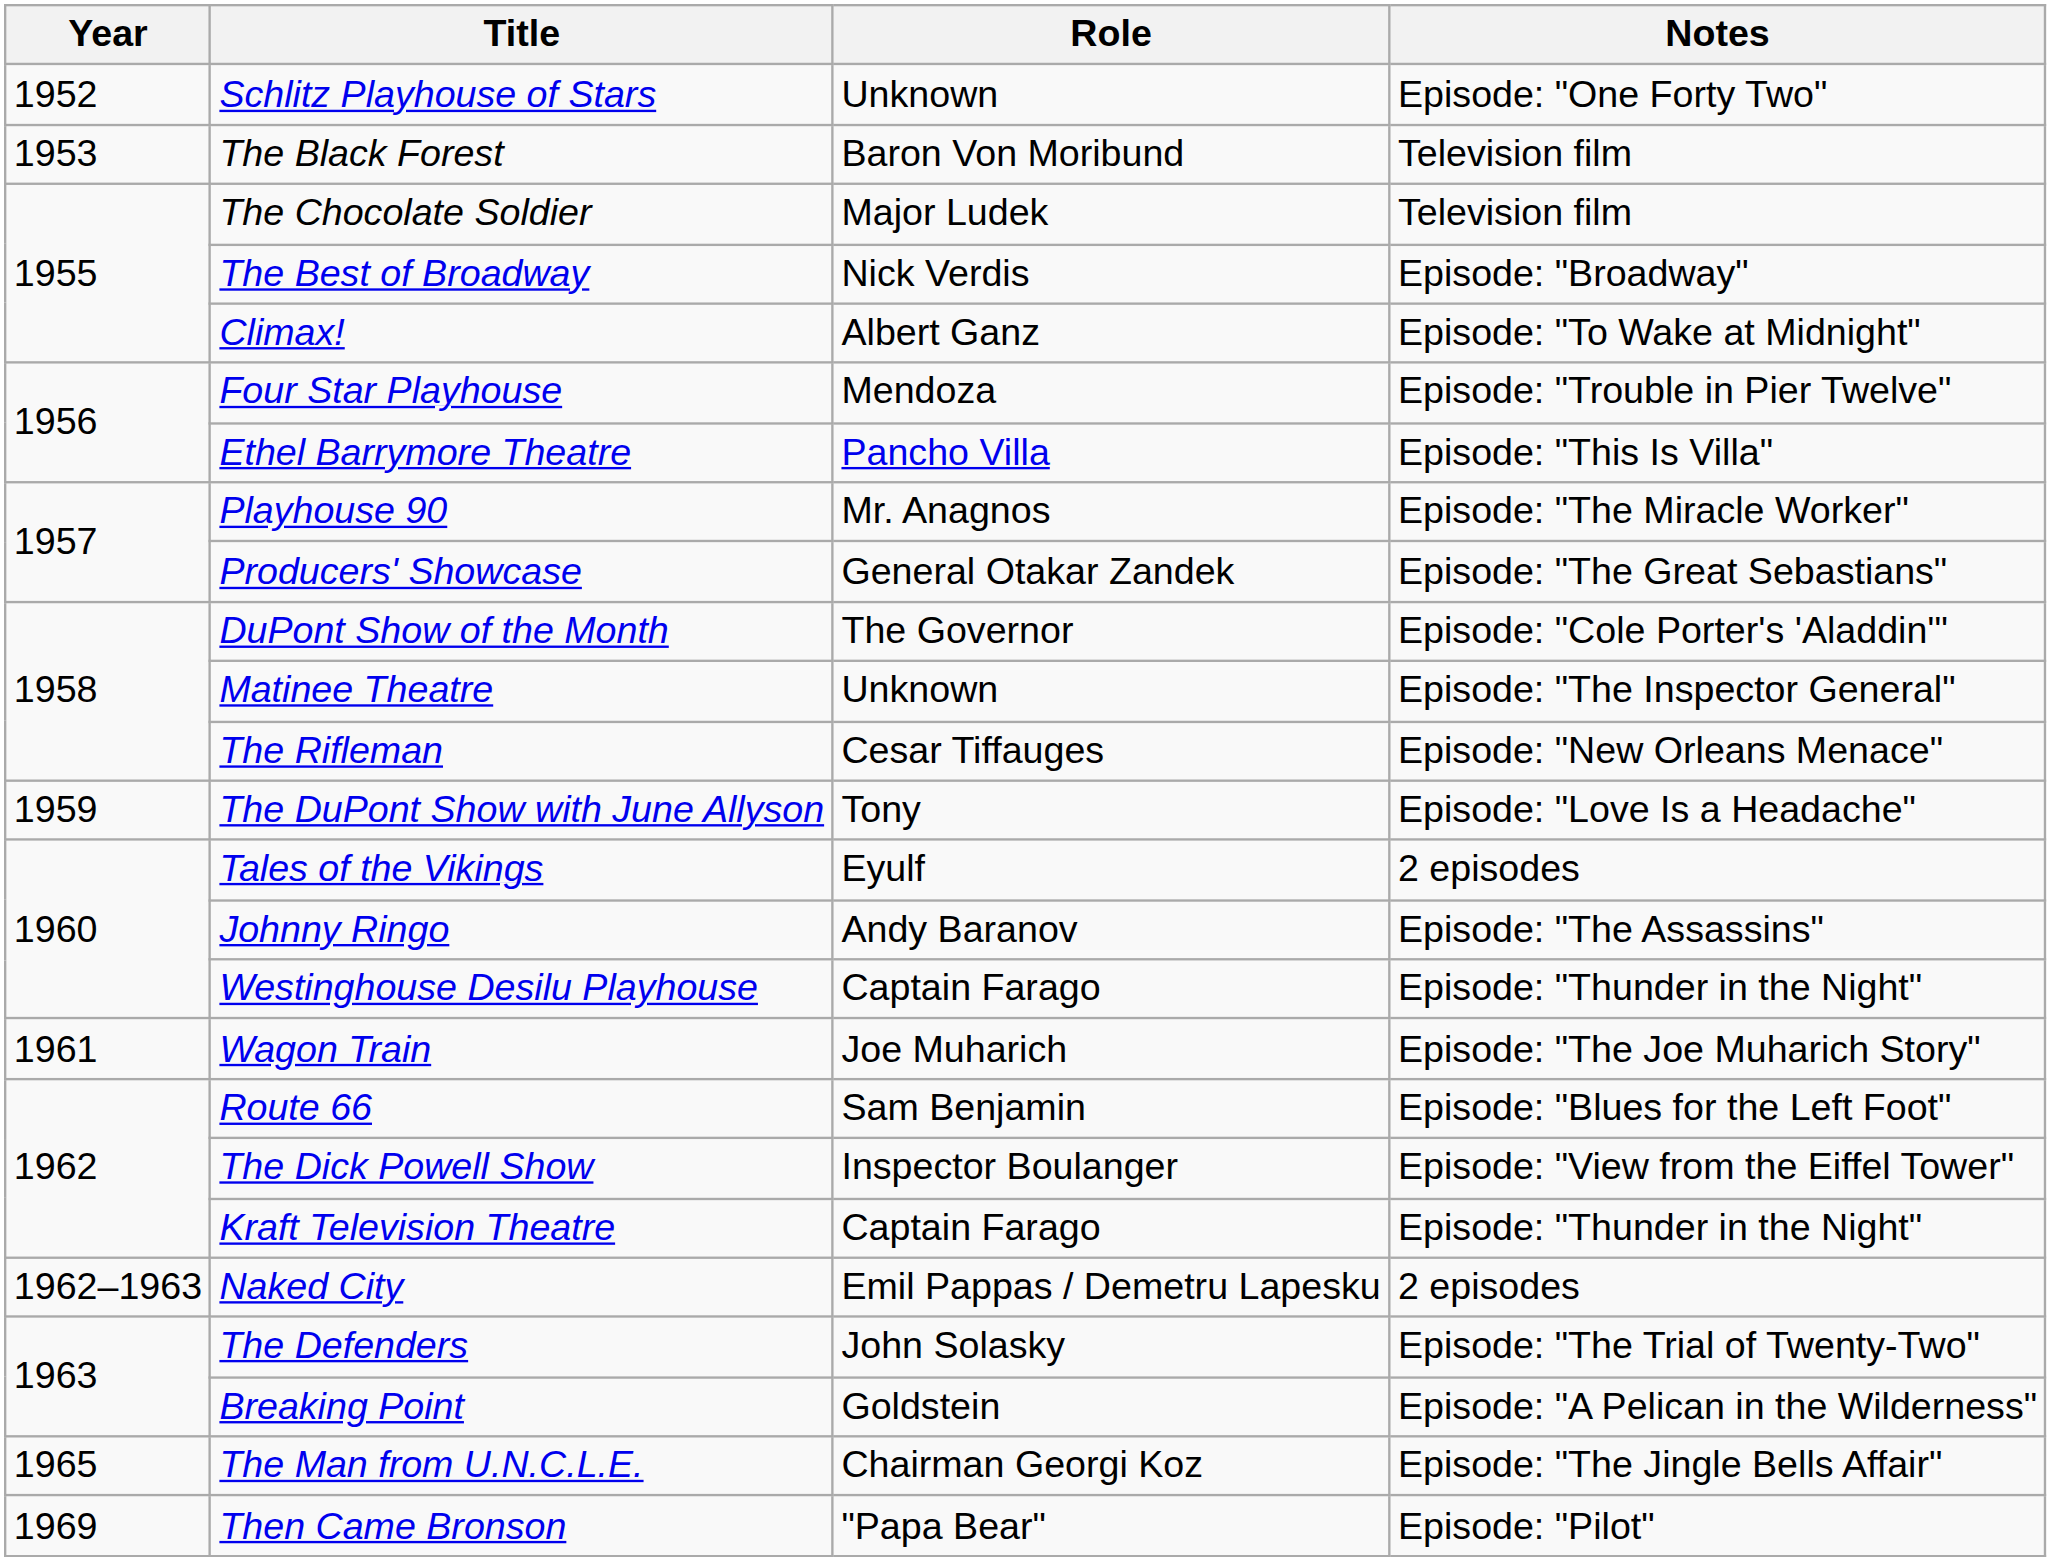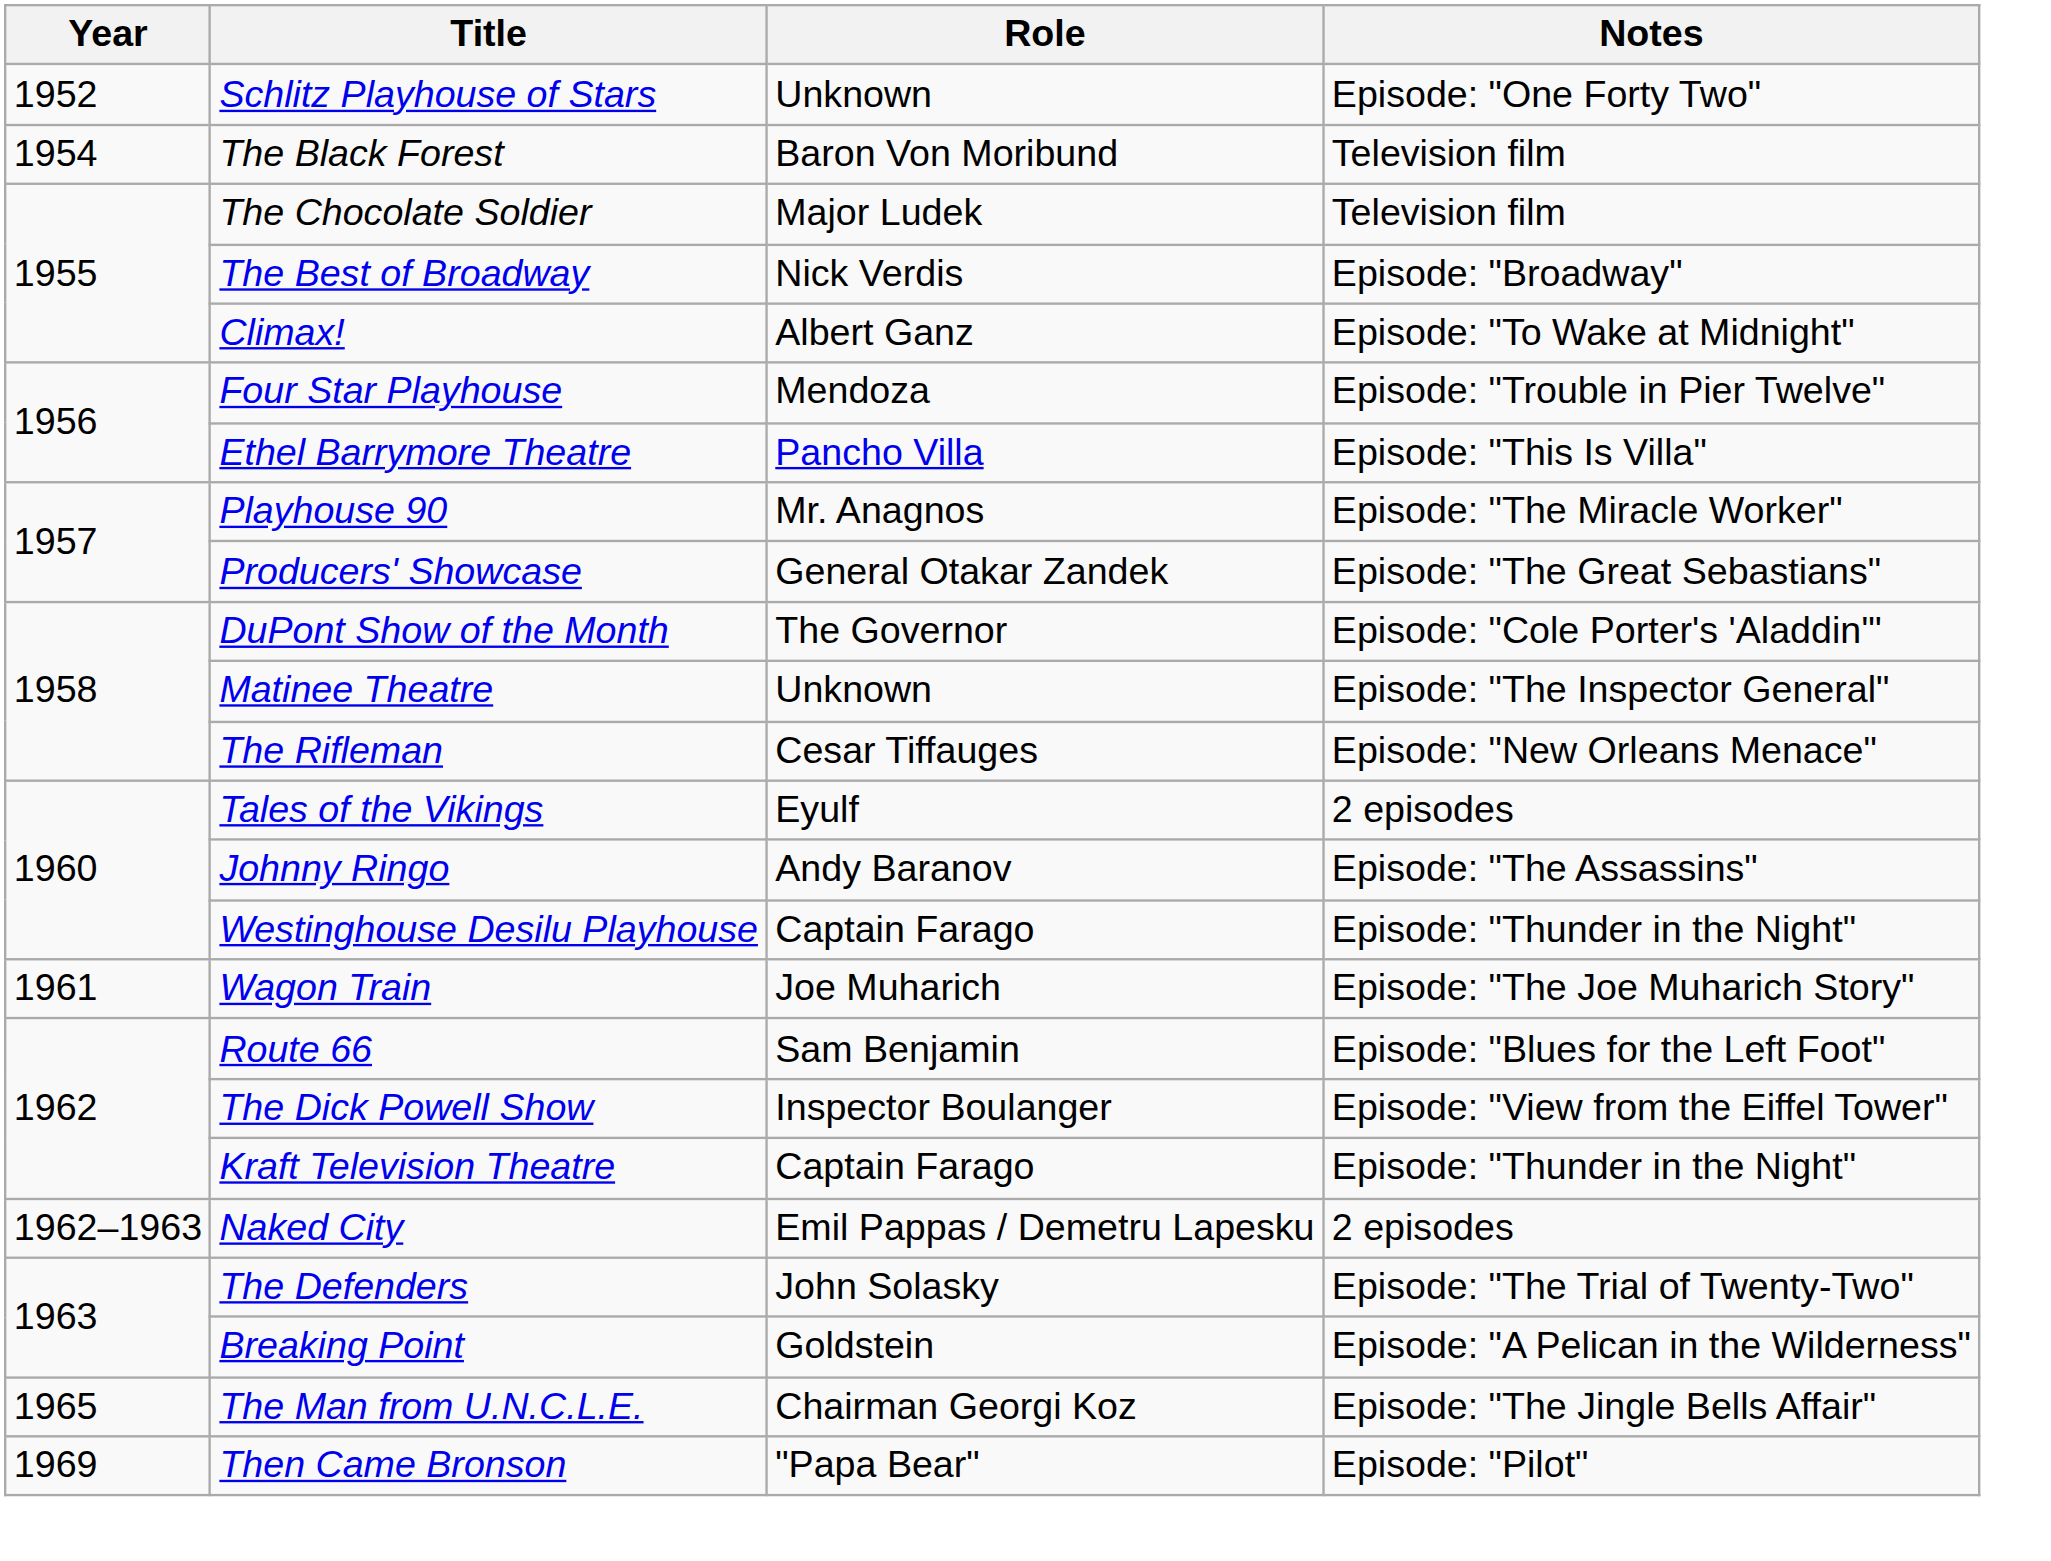(56, 153) 1953 -> (56, 153) 1954
- row: (522, 809)
